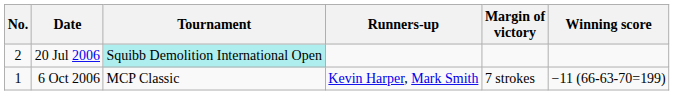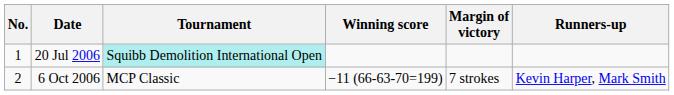columns swapped: (609, 24) <-> (403, 24)
(18, 55) 2 -> (18, 55) 1
(18, 78) 1 -> (18, 78) 2
